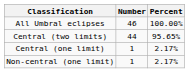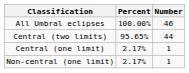columns swapped: (132, 11) <-> (166, 11)
